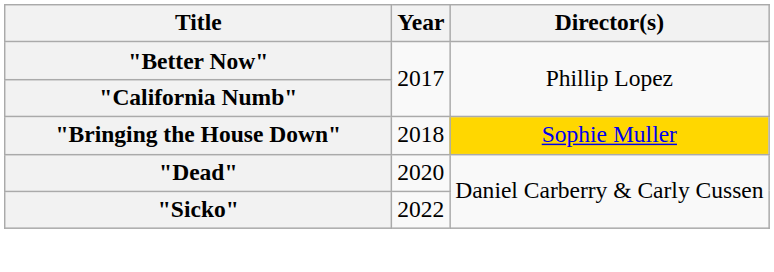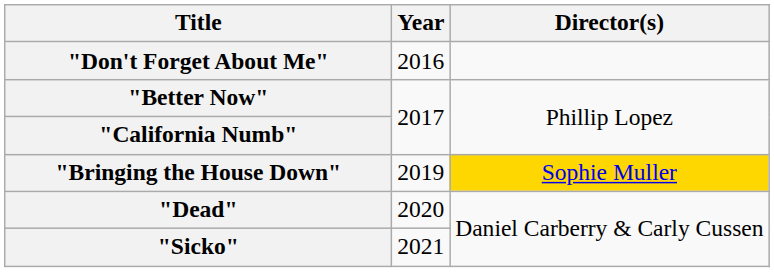+ row: (198, 60)
(421, 135) 2018 -> (421, 172) 2019
(421, 209) 2022 -> (421, 246) 2021
